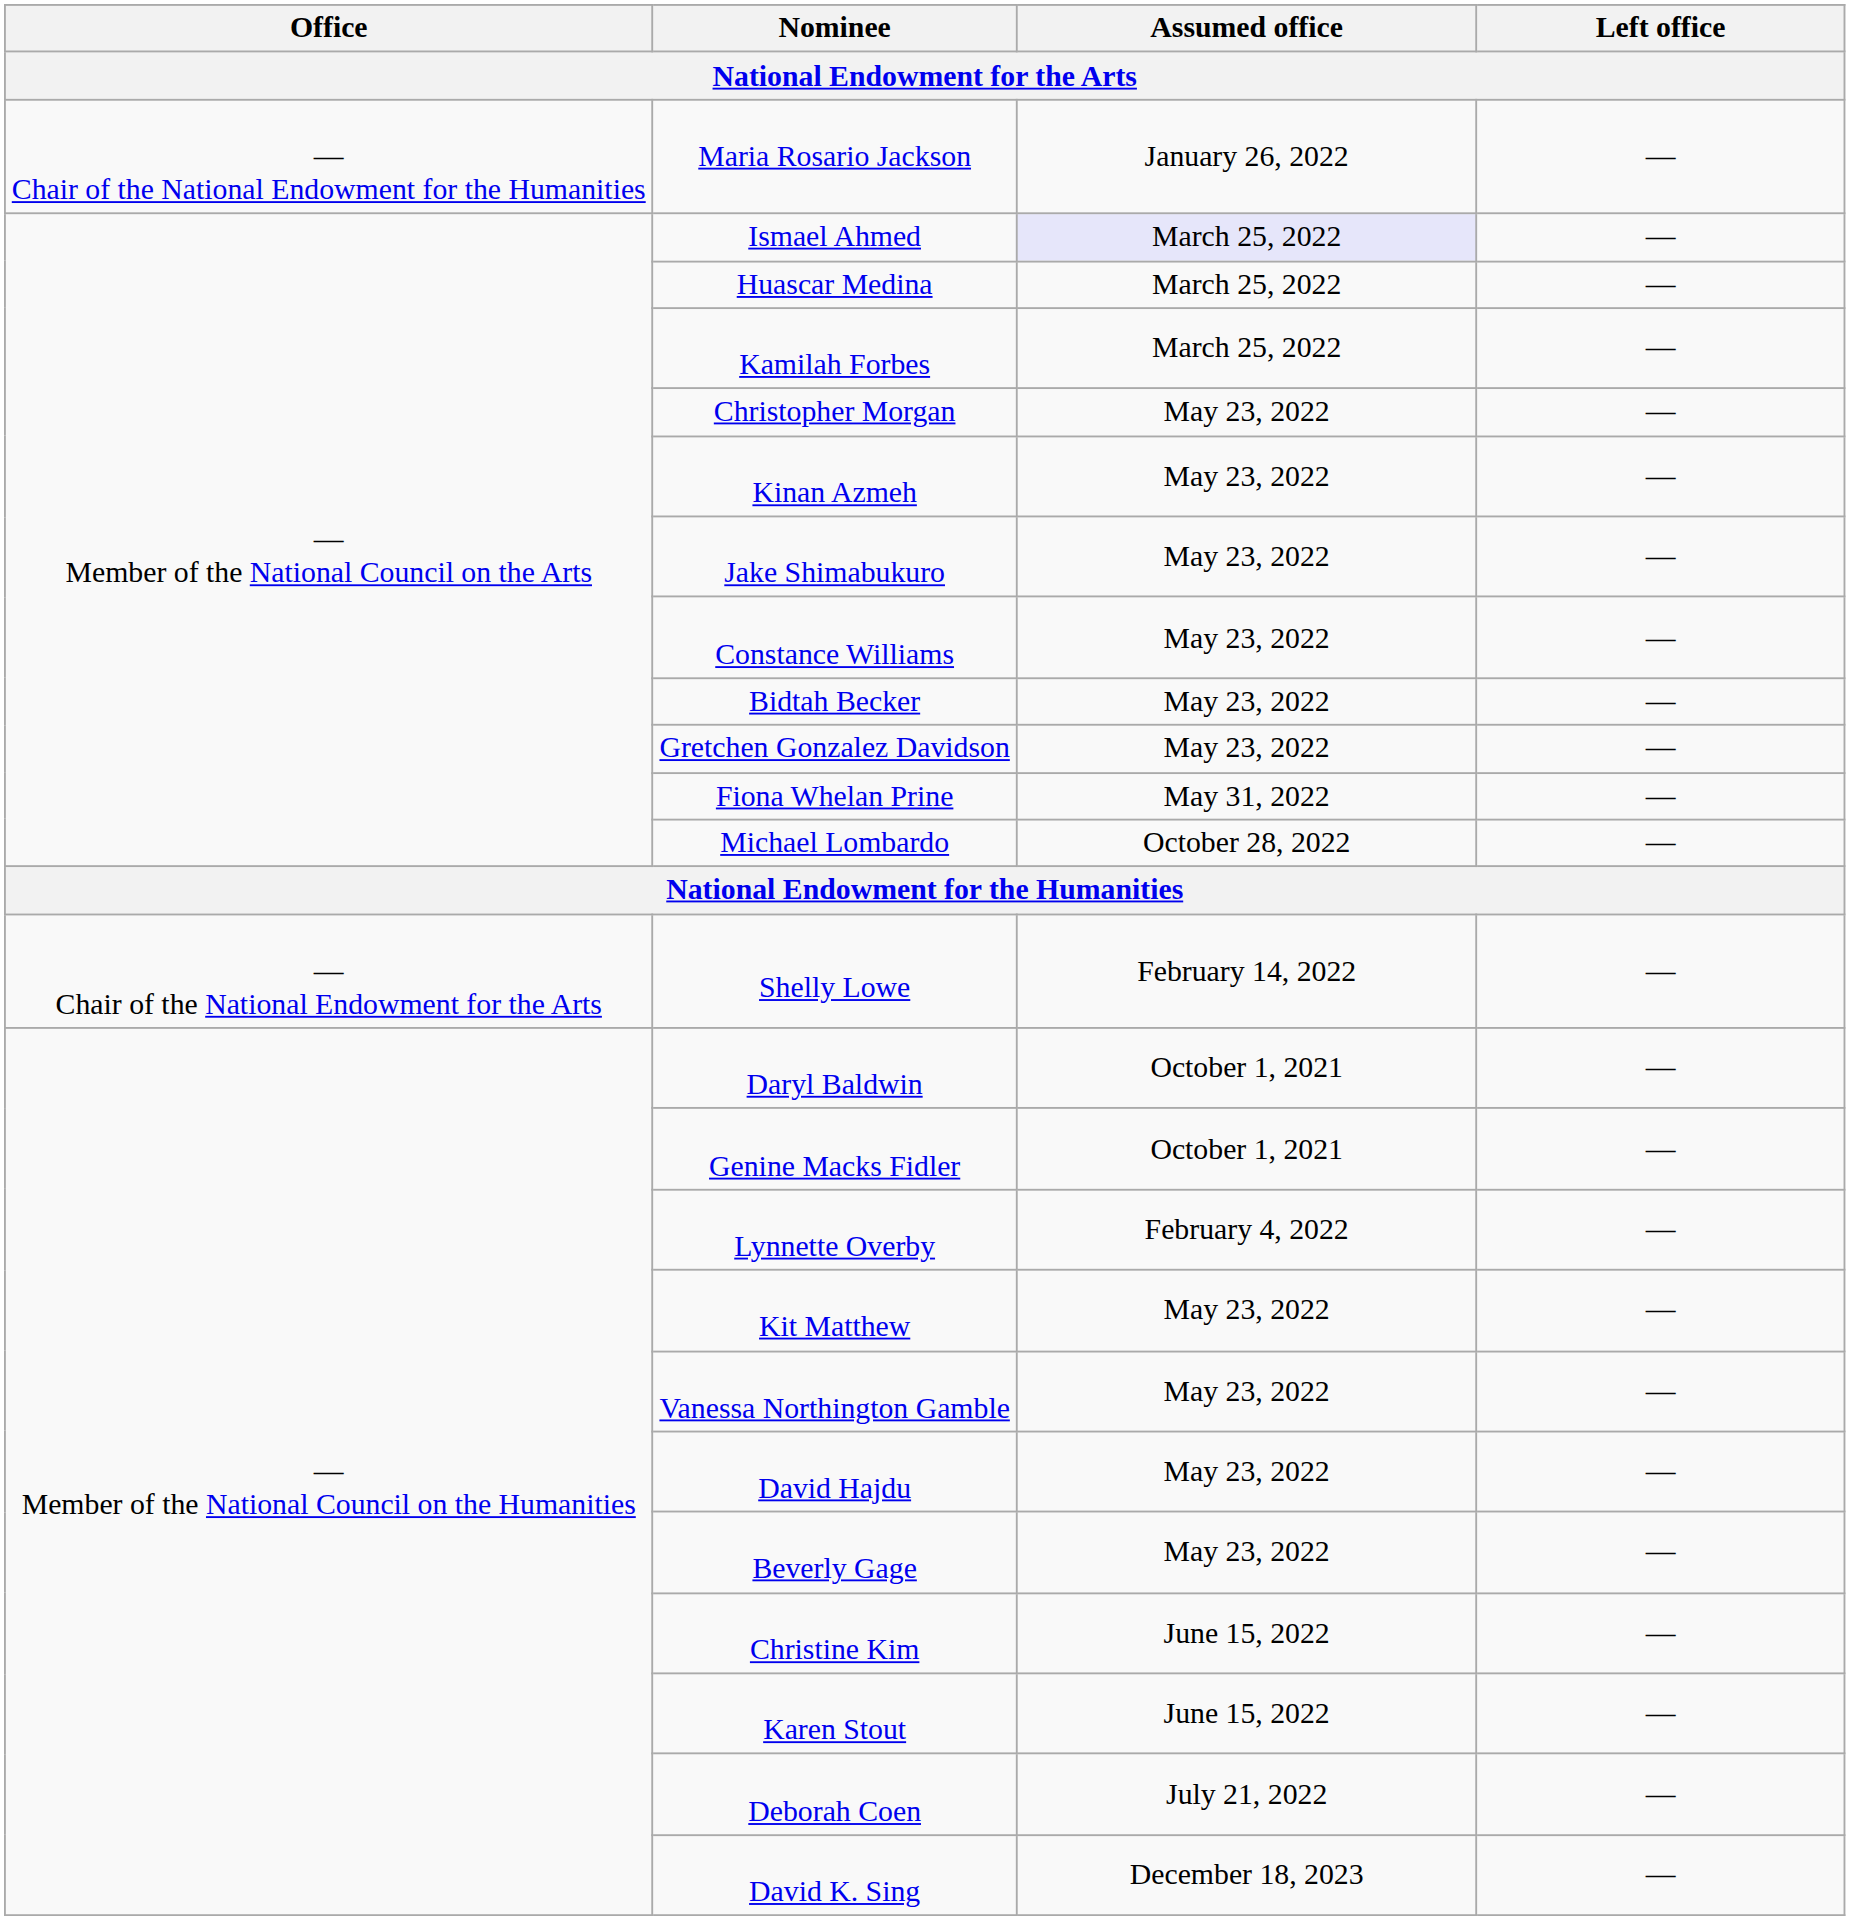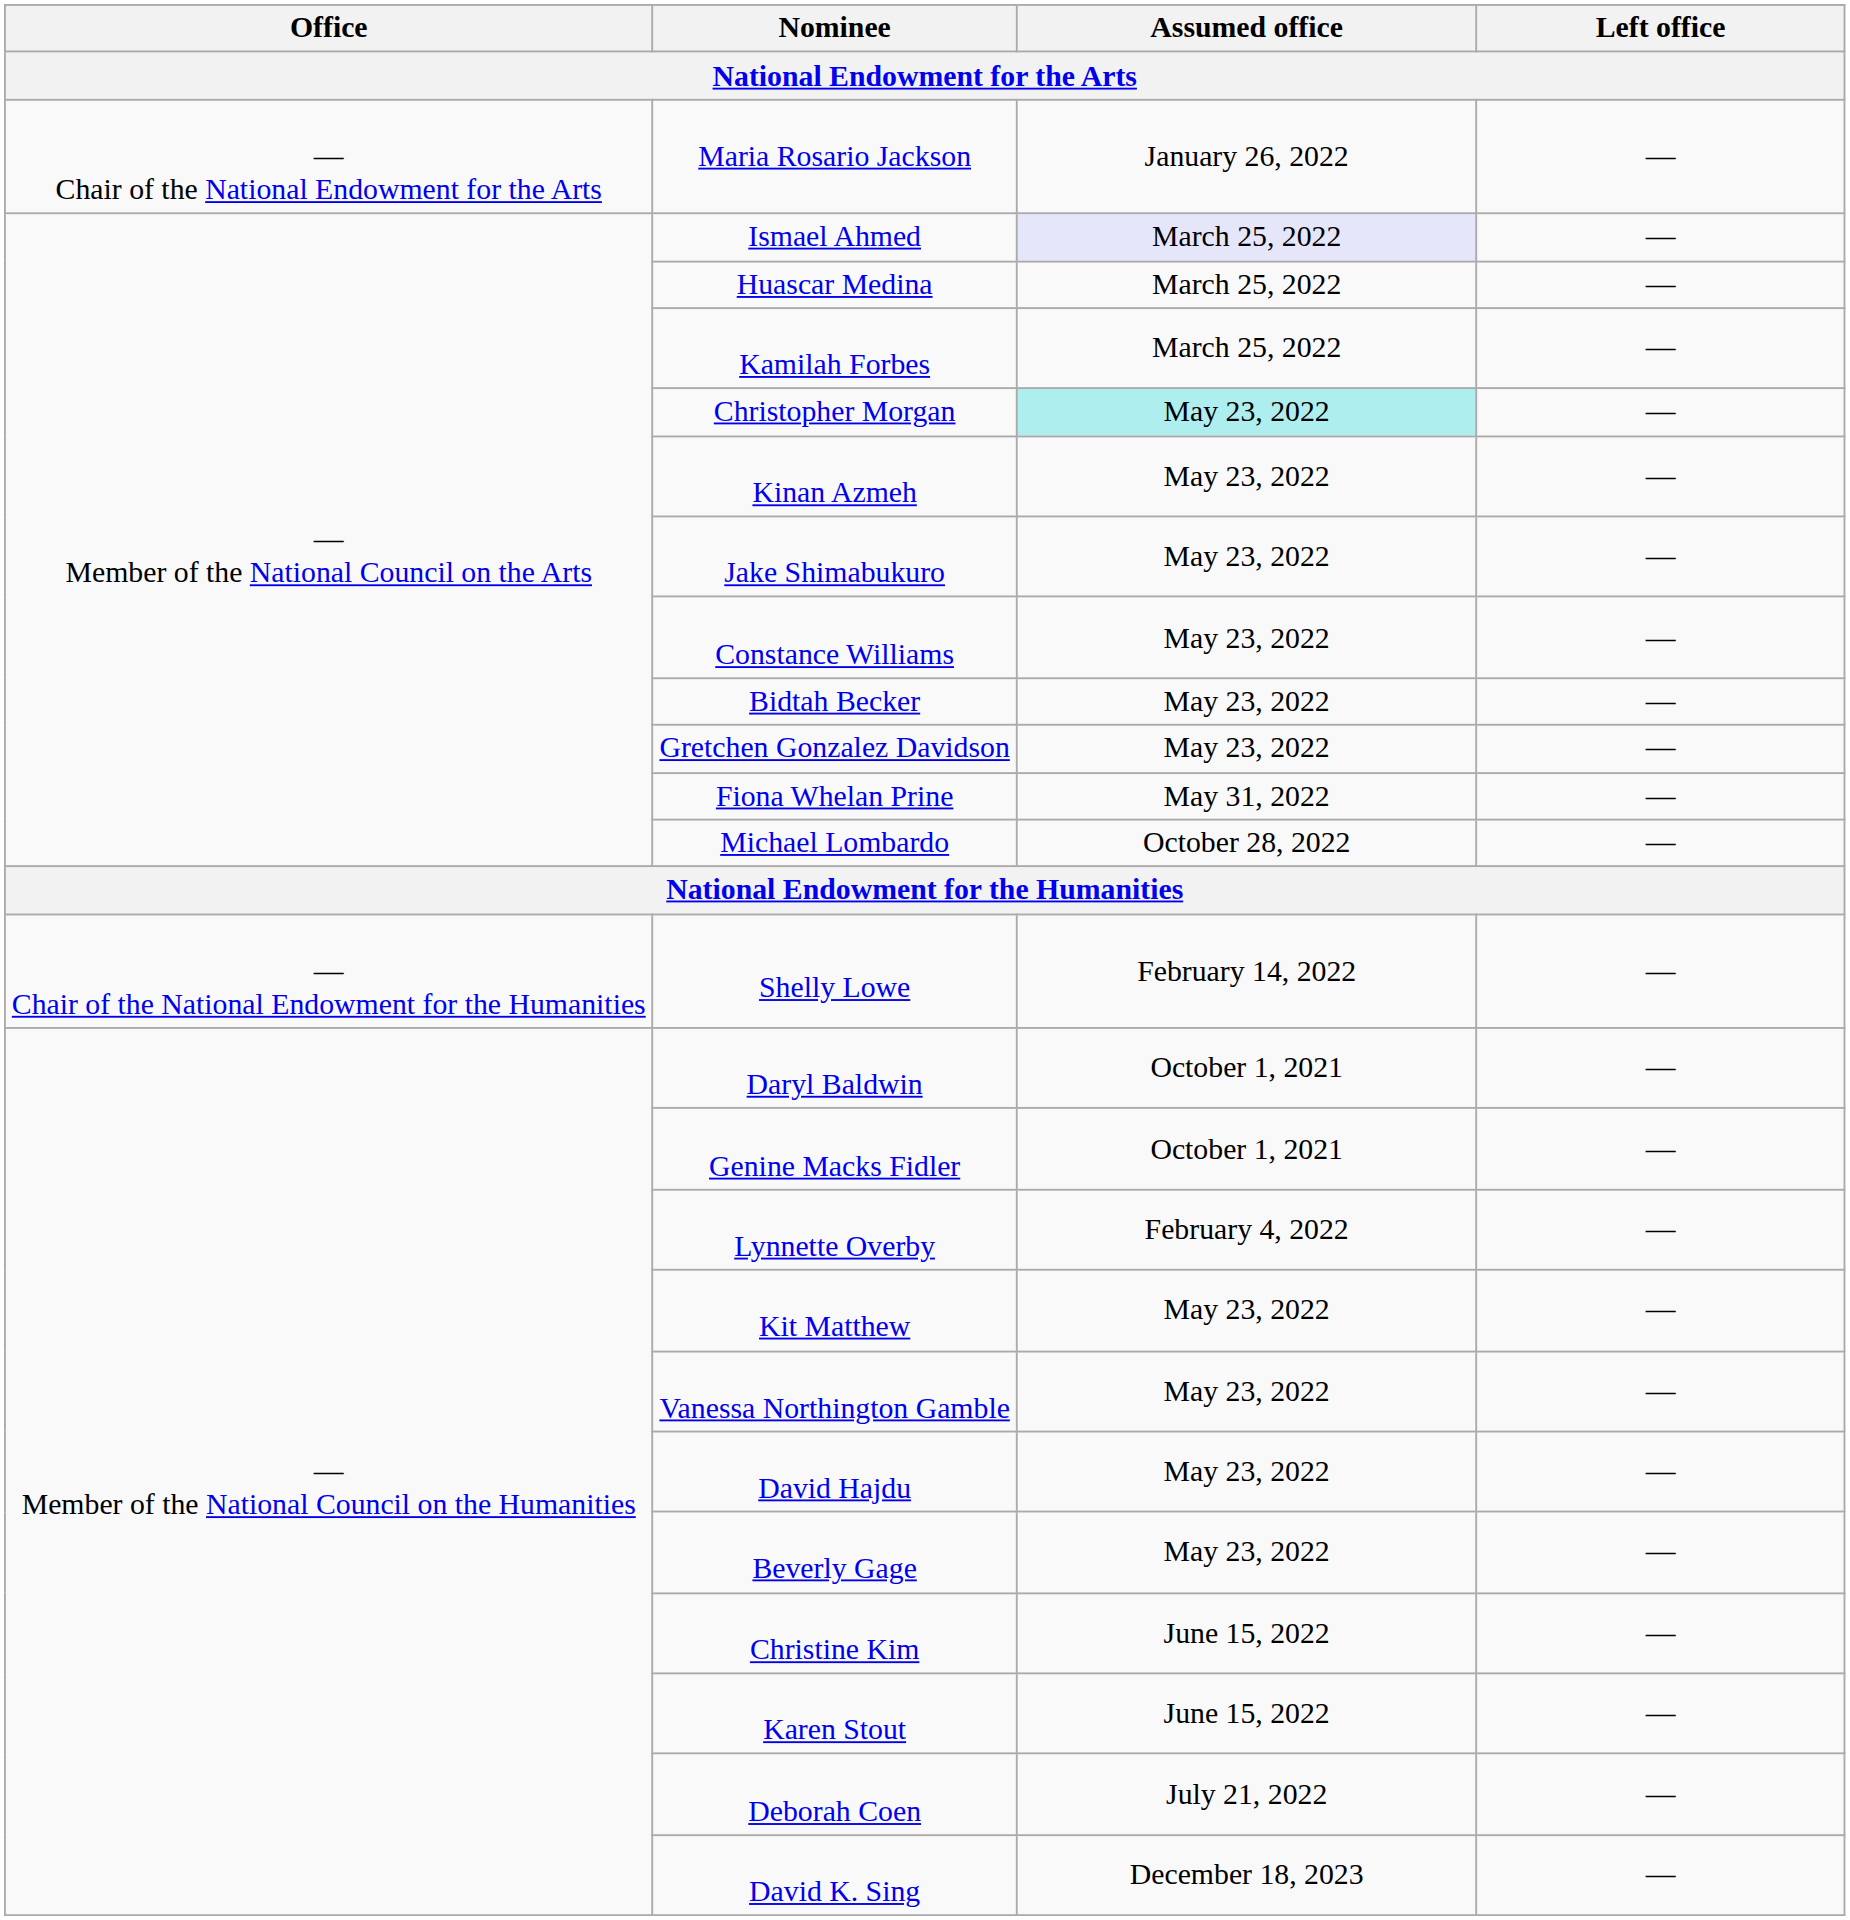(329, 172) — Chair of the National Endowment for the Humanities -> (329, 172) — Chair of the National Endowment for the Arts
(1247, 411) no background -> (1247, 411) paleturquoise background
(329, 987) — Chair of the National Endowment for the Arts -> (329, 987) — Chair of the National Endowment for the Humanities
